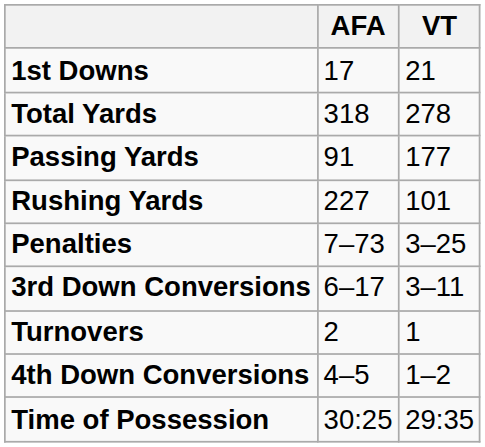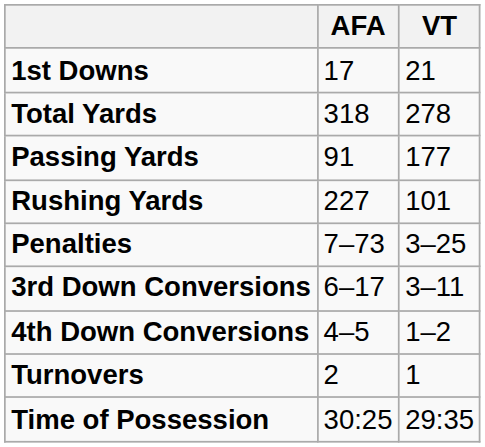rows swapped: (160, 375) <-> (77, 331)
